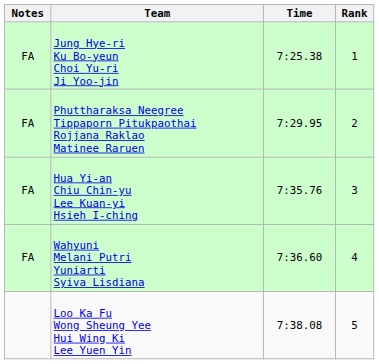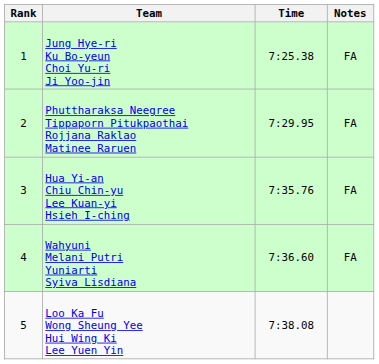columns swapped: (354, 13) <-> (28, 13)
